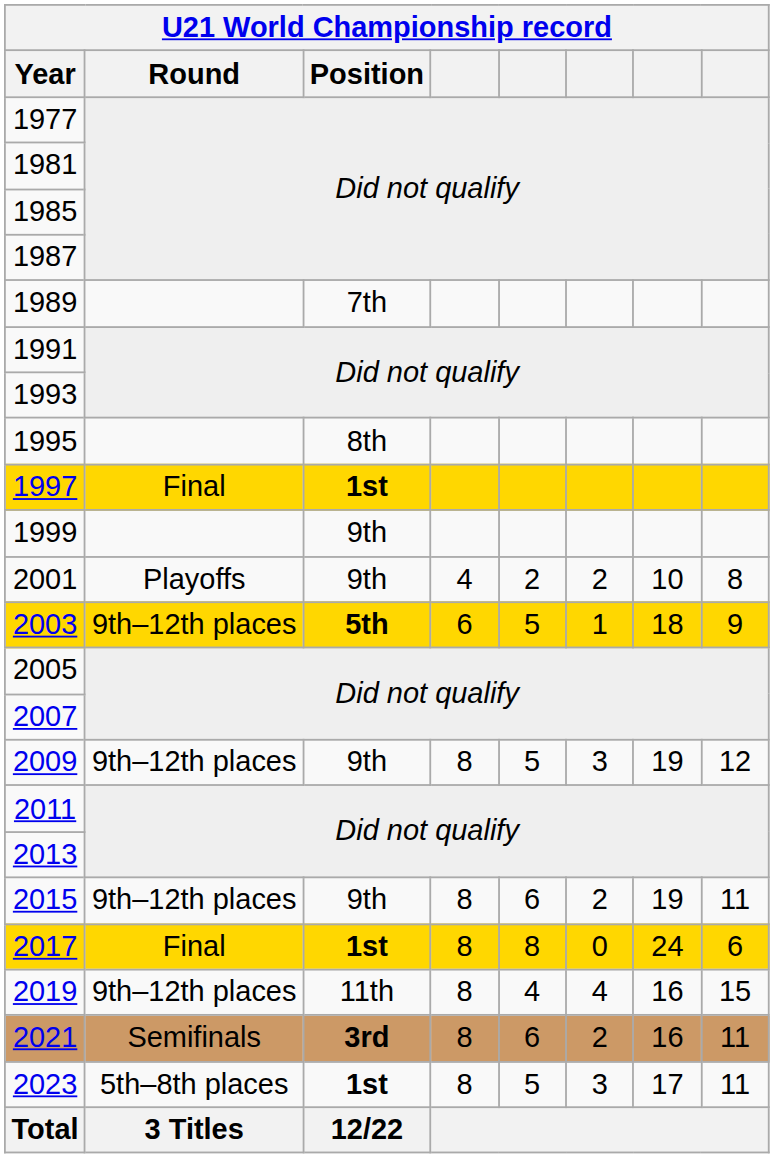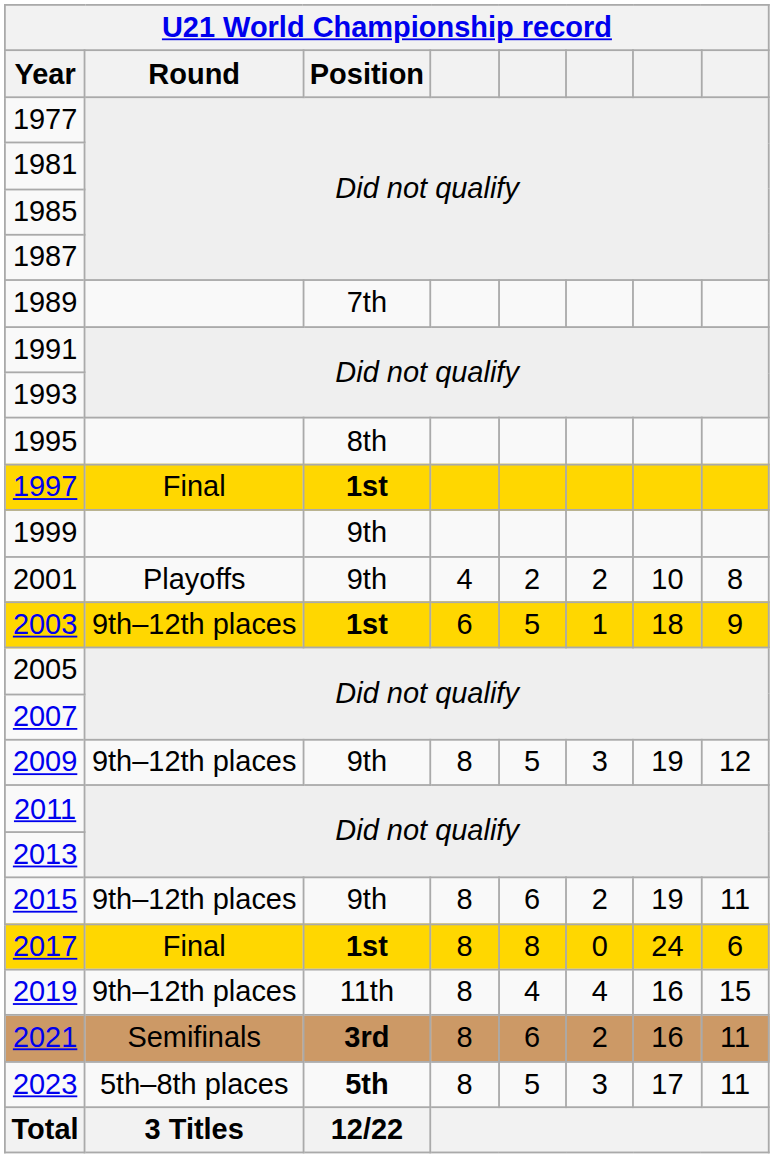(367, 624) 5th -> (367, 624) 1st
(367, 1083) 1st -> (367, 1083) 5th
